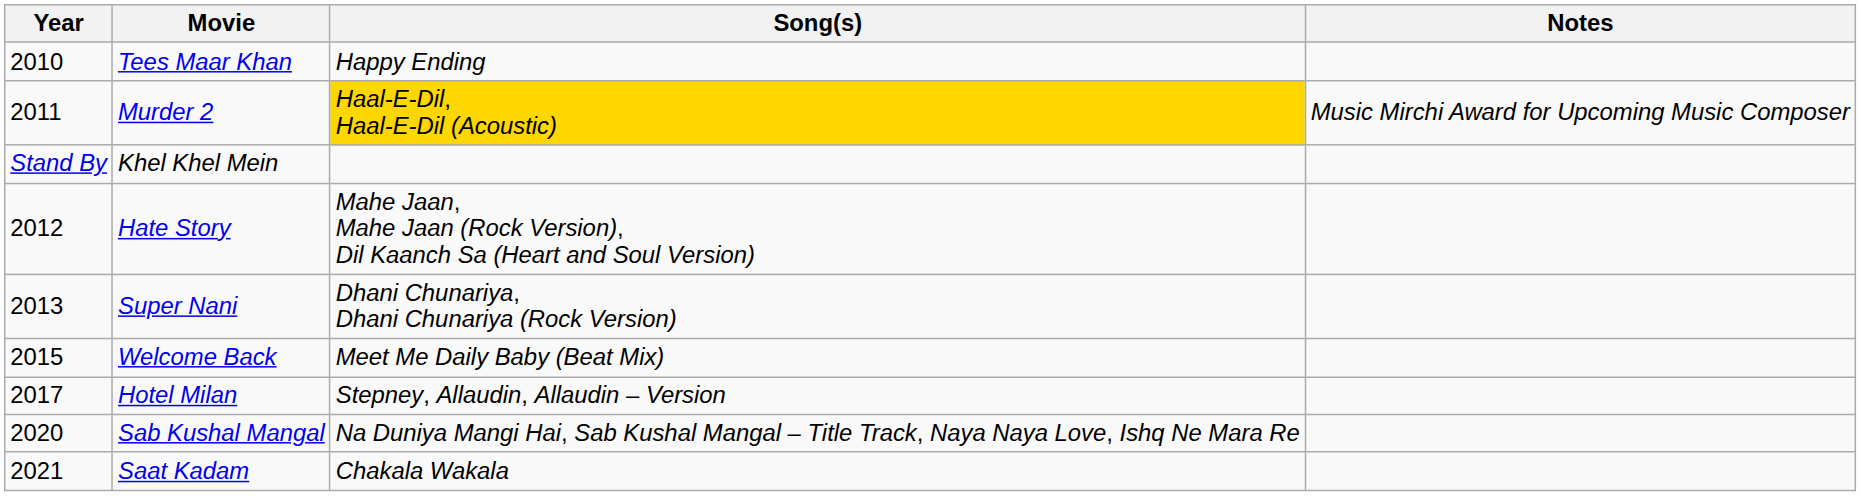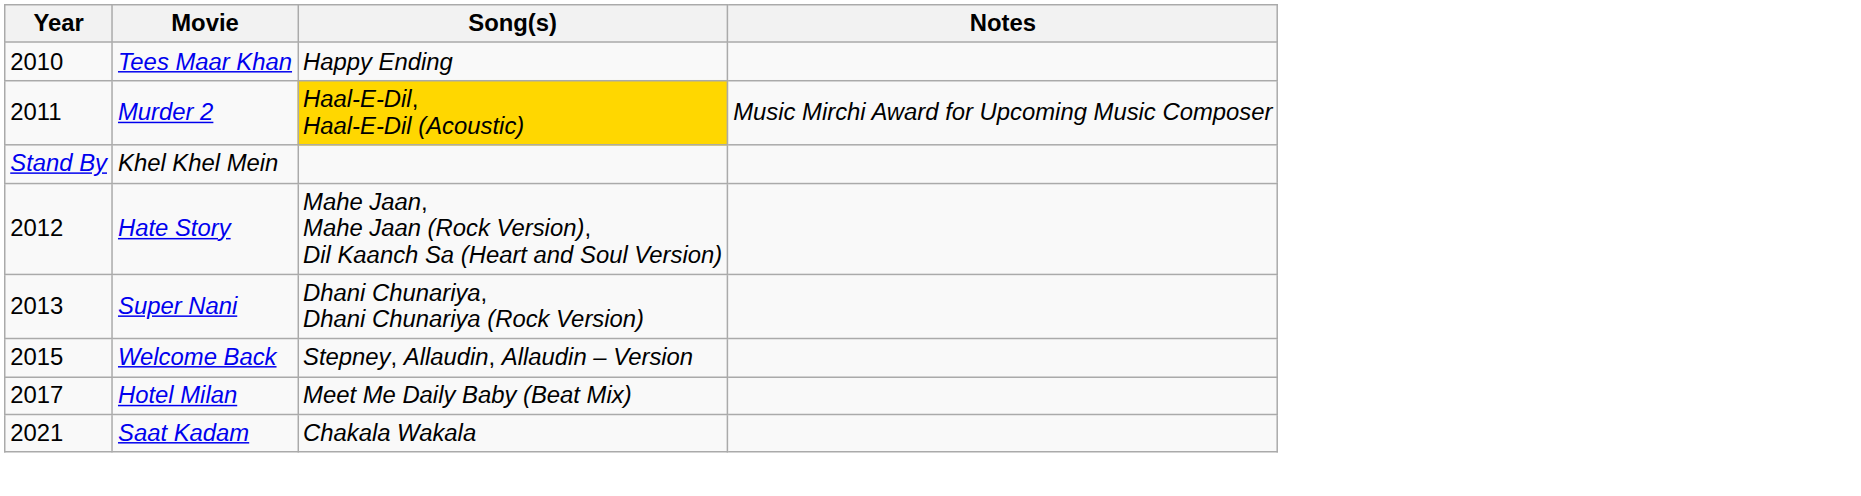(500, 357) Meet Me Daily Baby (Beat Mix) -> (498, 357) Stepney, Allaudin, Allaudin – Version
(531, 395) Stepney, Allaudin, Allaudin – Version -> (467, 395) Meet Me Daily Baby (Beat Mix)
- row: (221, 433)
